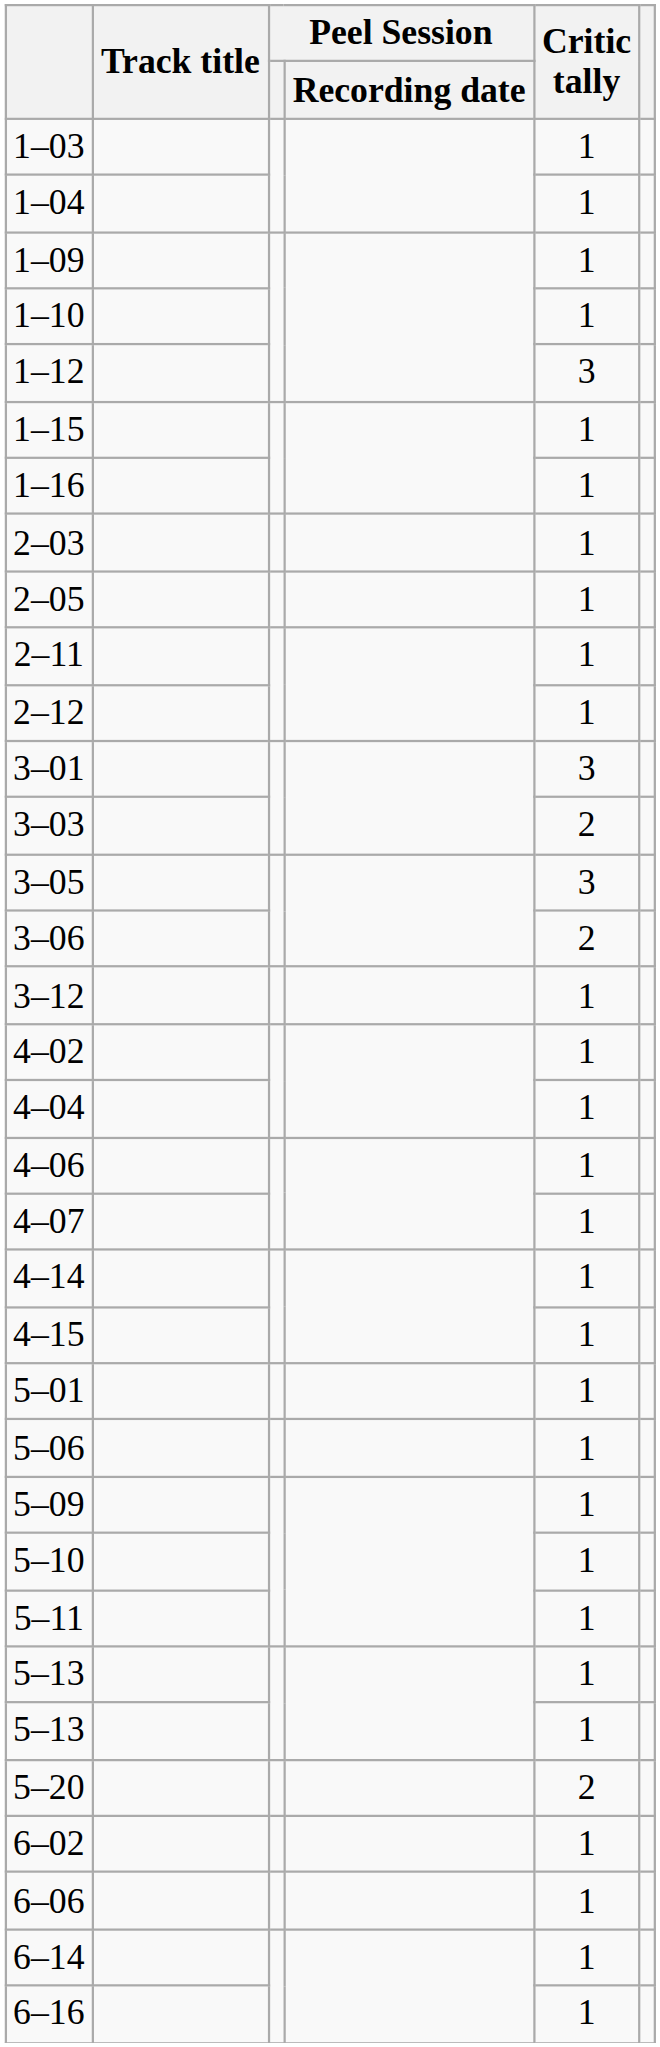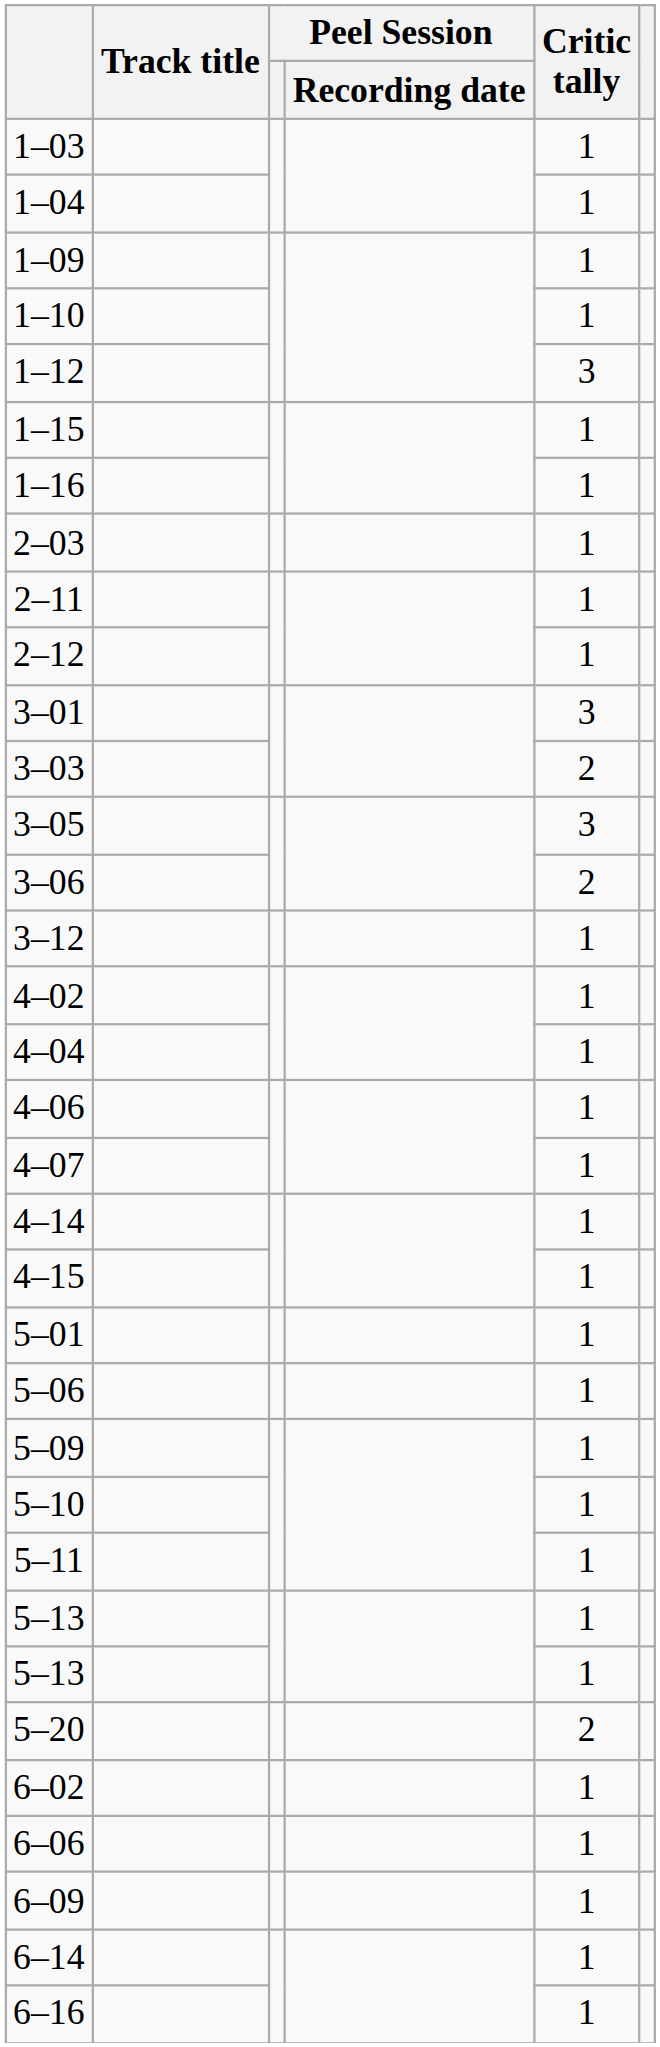- row: (49, 598)
+ row: (49, 1900)
